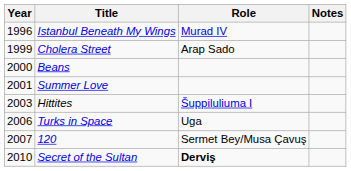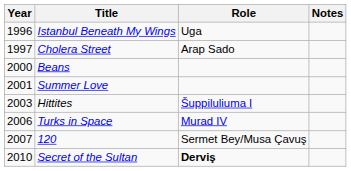(204, 31) Murad IV -> (191, 31) Uga
(20, 49) 1999 -> (20, 49) 1997
(191, 121) Uga -> (204, 121) Murad IV
